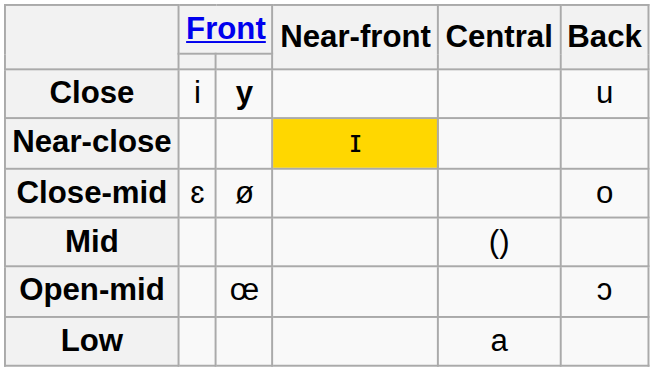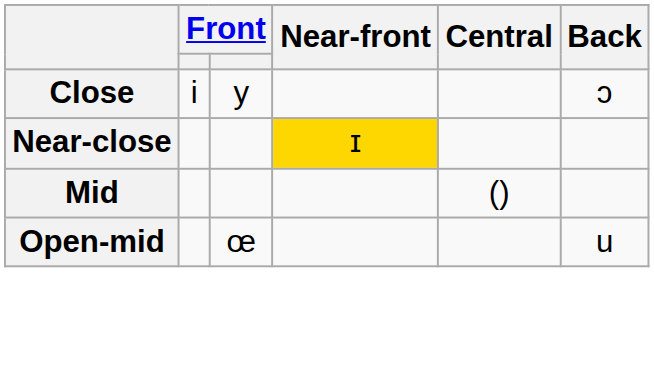(245, 93) bold -> (241, 93) normal
(605, 93) u -> (605, 93) ɔ
- row: (92, 192)
(605, 291) ɔ -> (605, 241) u
- row: (92, 340)
